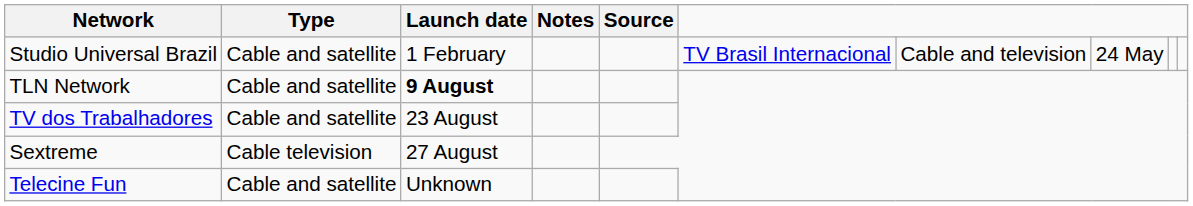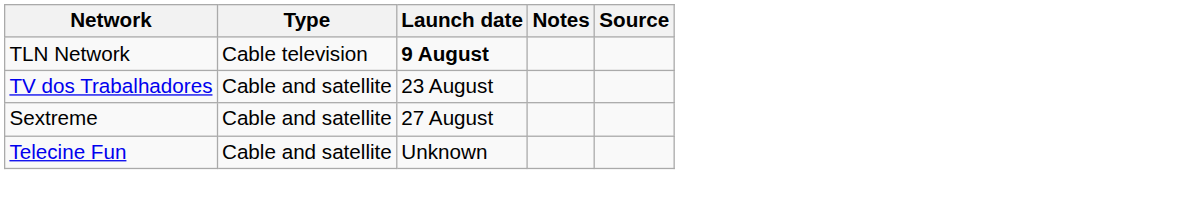- row: (113, 53)
(311, 86) Cable and satellite -> (295, 53) Cable television
(299, 151) Cable television -> (307, 119) Cable and satellite
